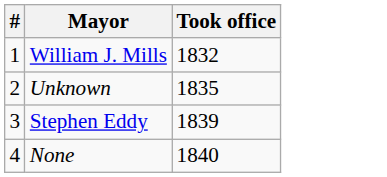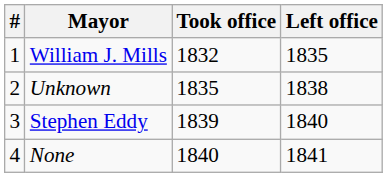+ column: (332, 21)
